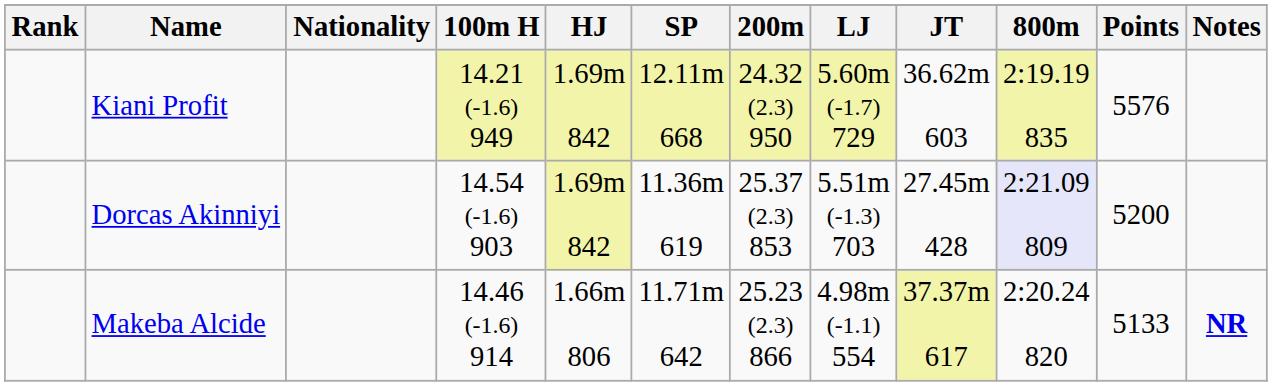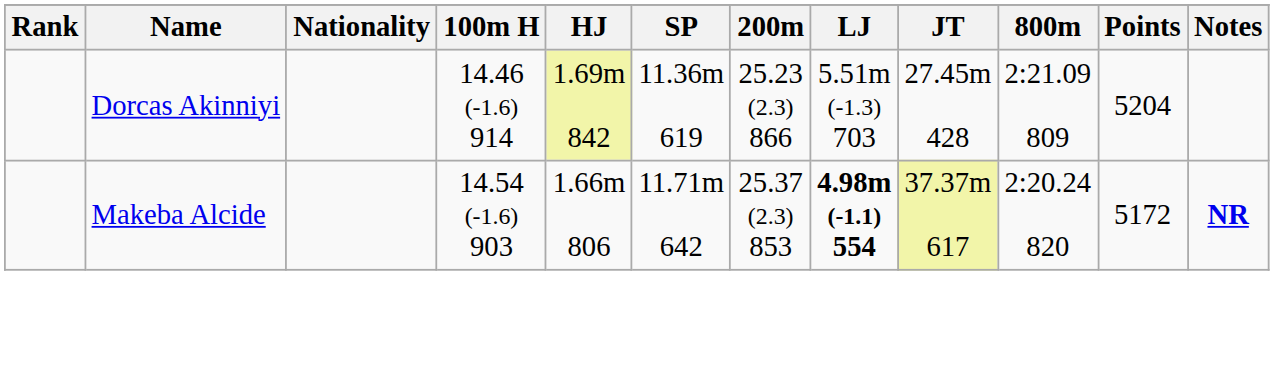- row: (160, 104)
(491, 214) 14.54 (-1.6) 903 -> (491, 104) 14.46 (-1.6) 914
(771, 214) 25.37 (2.3) 853 -> (771, 104) 25.23 (2.3) 866
(1046, 214) lavender background -> (1048, 104) no background
(1141, 214) 5200 -> (1143, 104) 5204
(491, 324) 14.46 (-1.6) 914 -> (491, 214) 14.54 (-1.6) 903
(771, 324) 25.23 (2.3) 866 -> (771, 214) 25.37 (2.3) 853
(854, 324) normal -> (854, 214) bold
(1141, 324) 5133 -> (1143, 214) 5172
